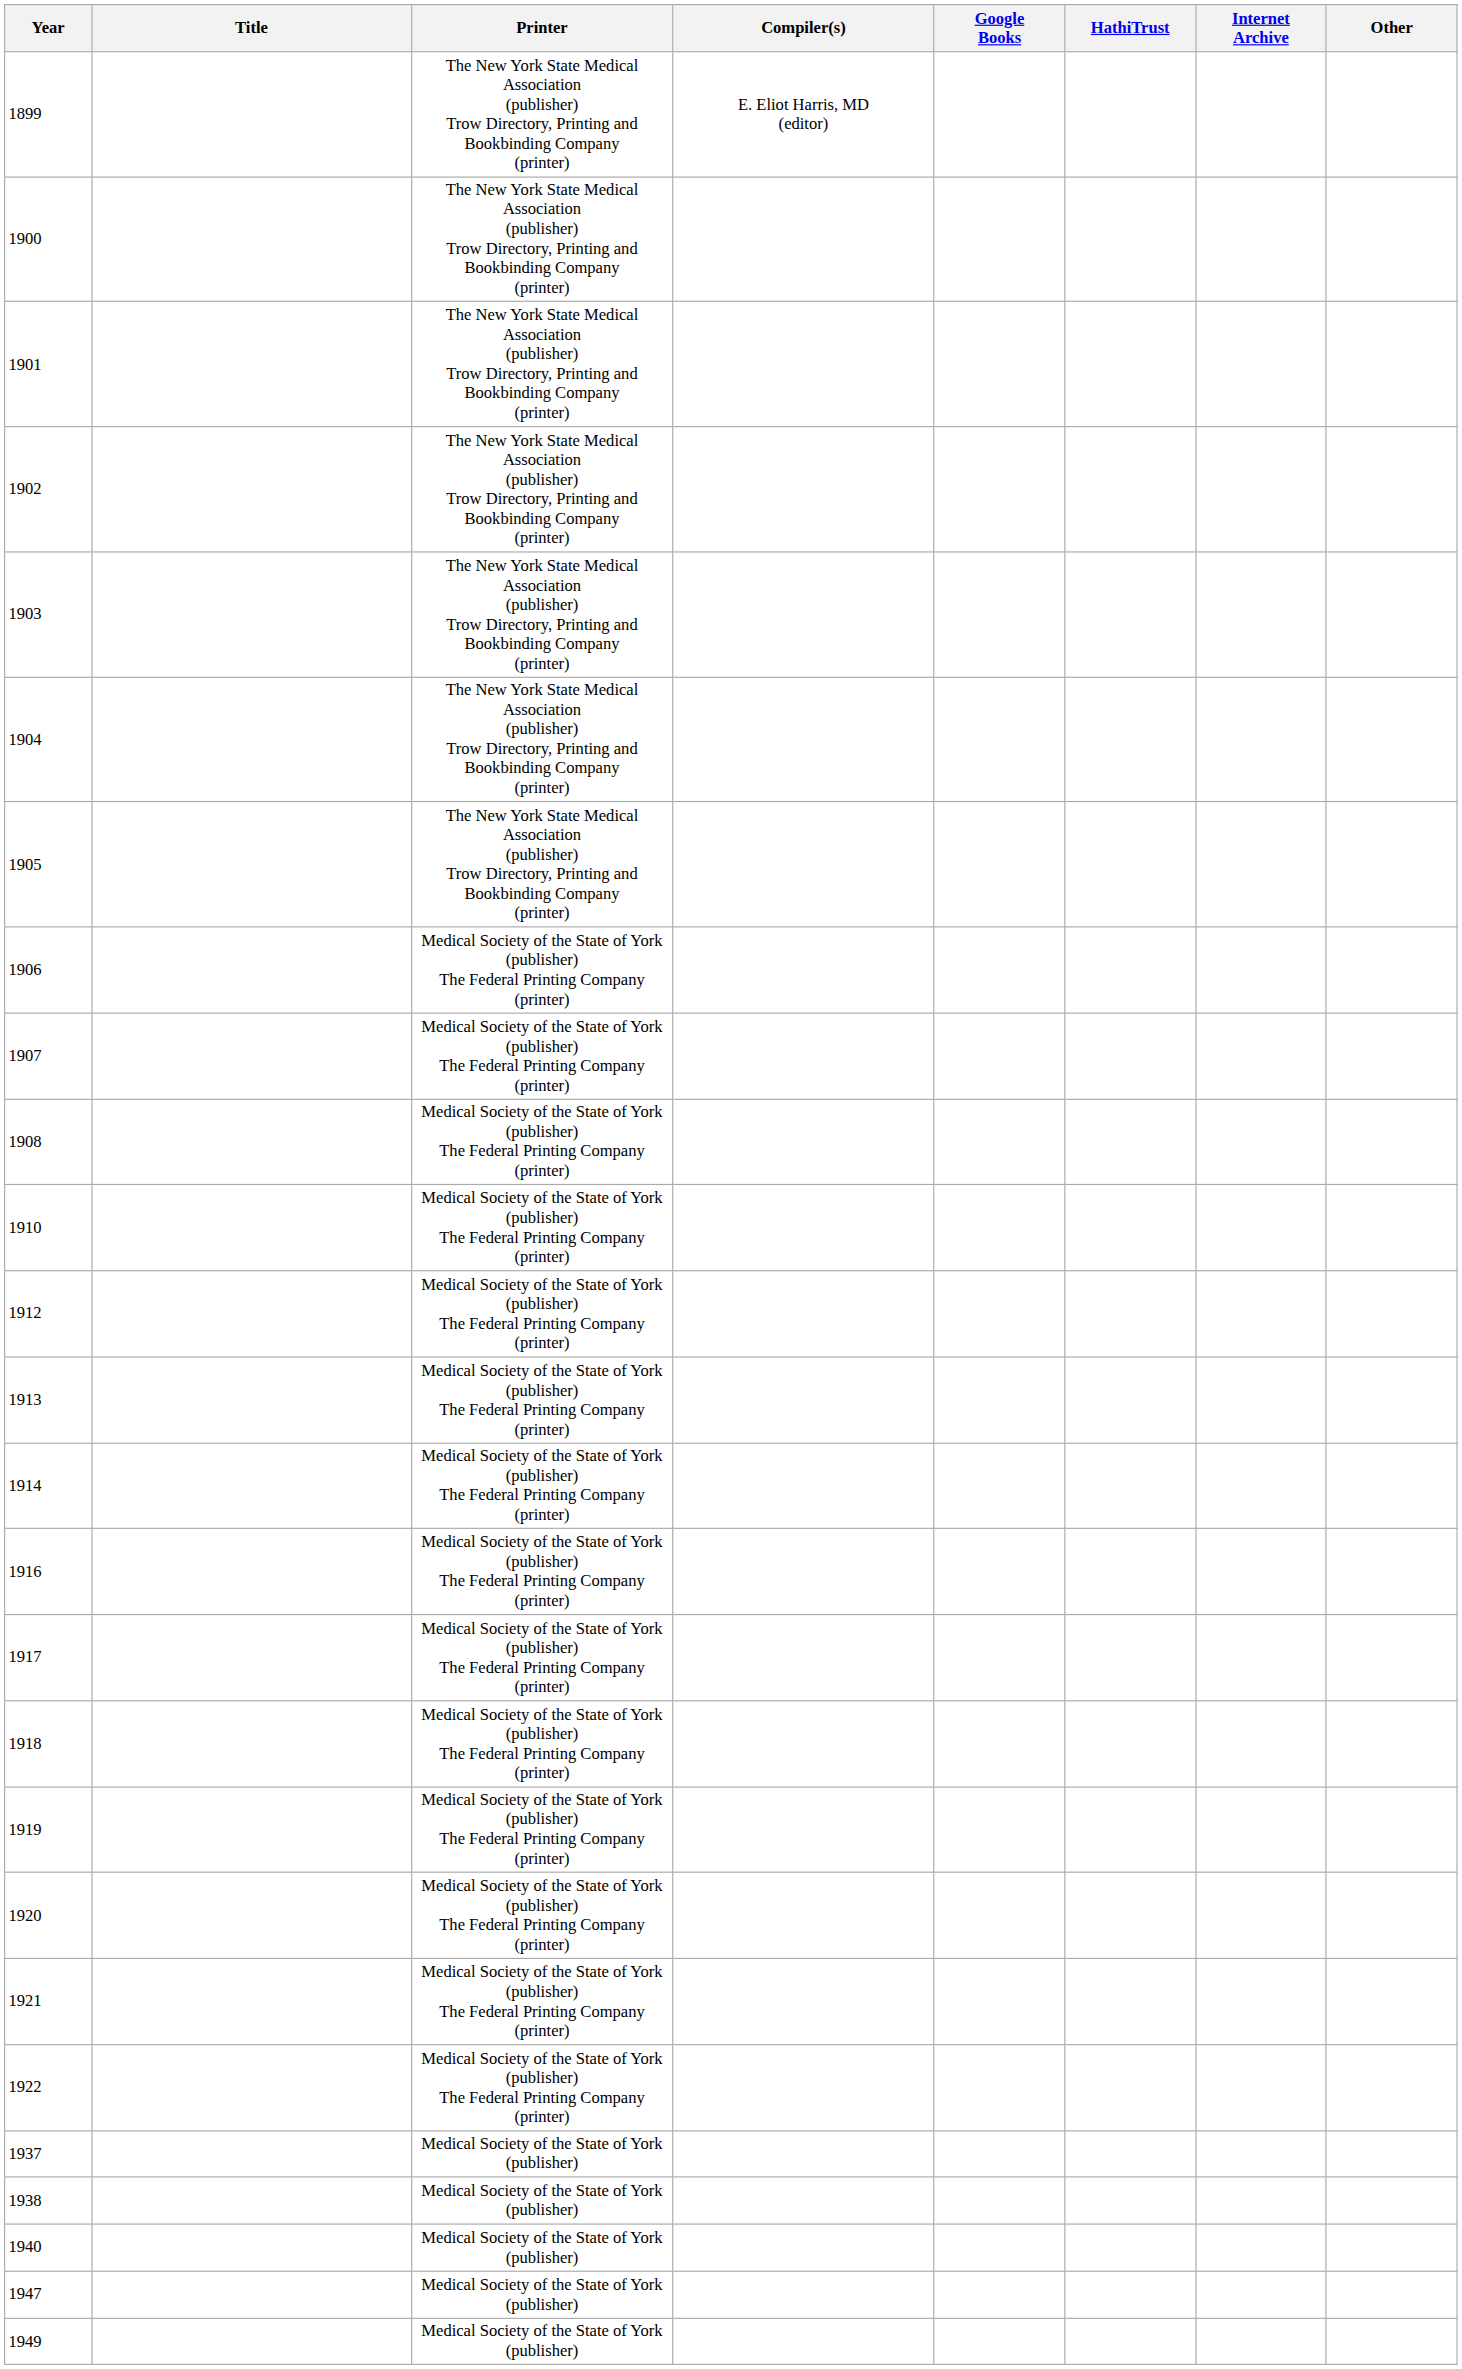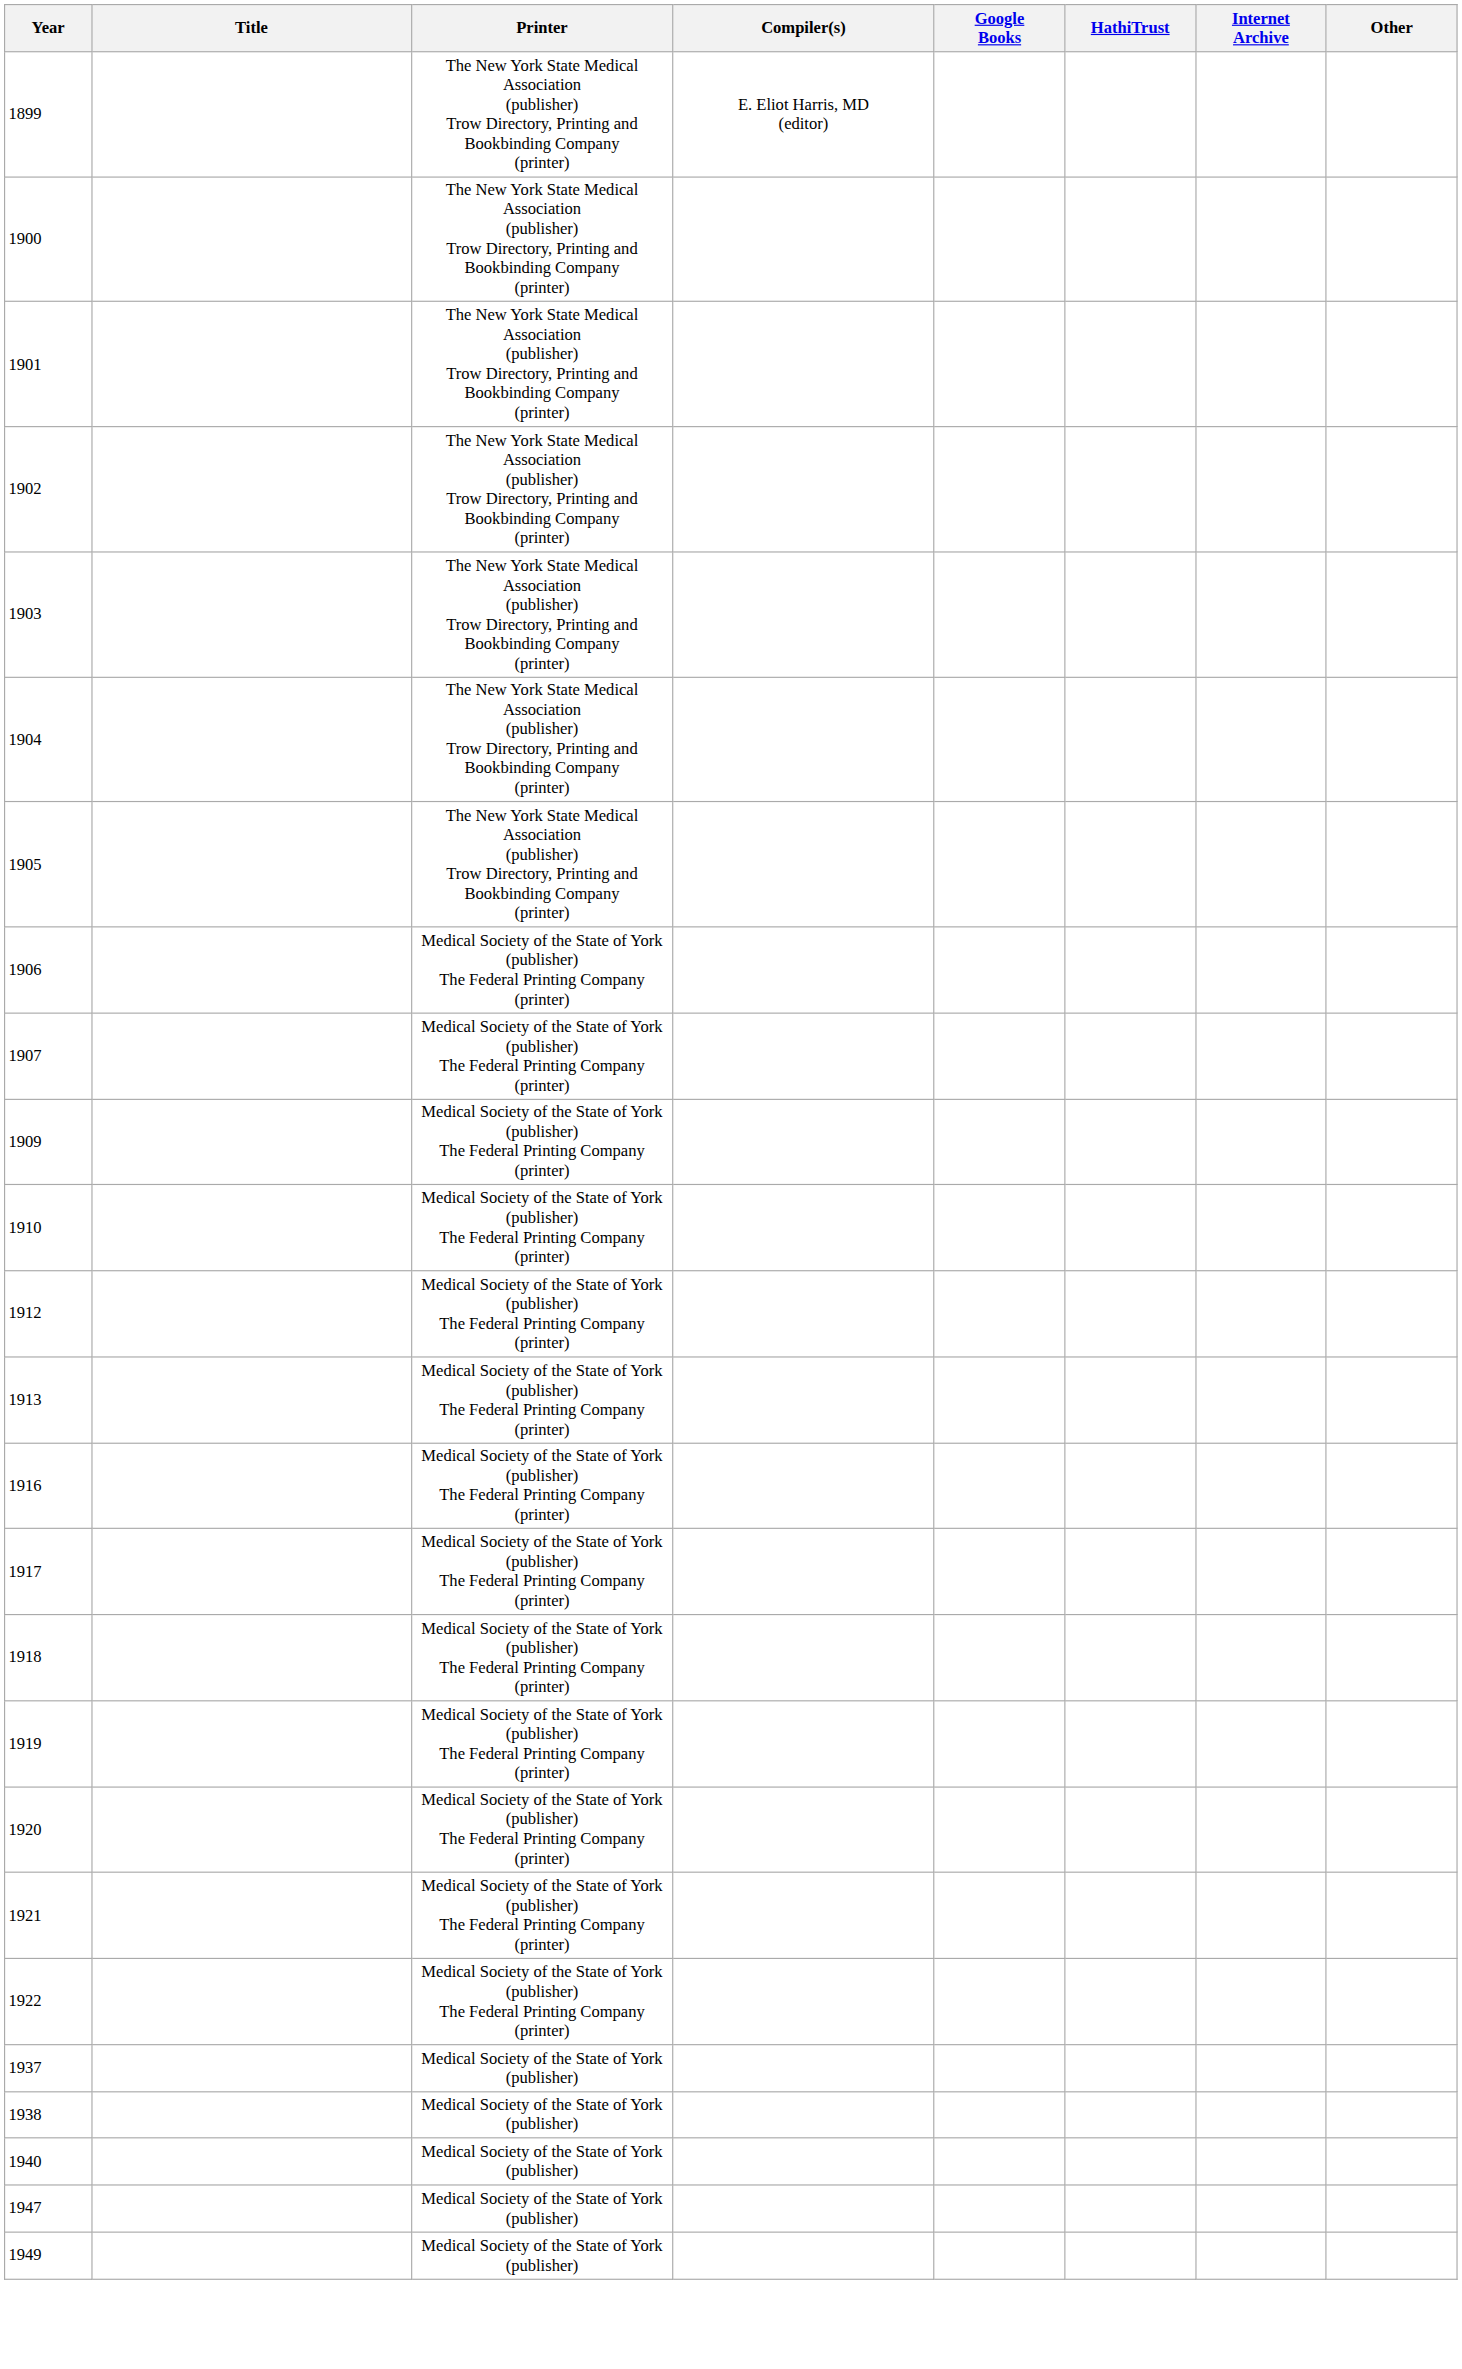- row: (25, 1142)
+ row: (25, 1142)
- row: (25, 1485)
